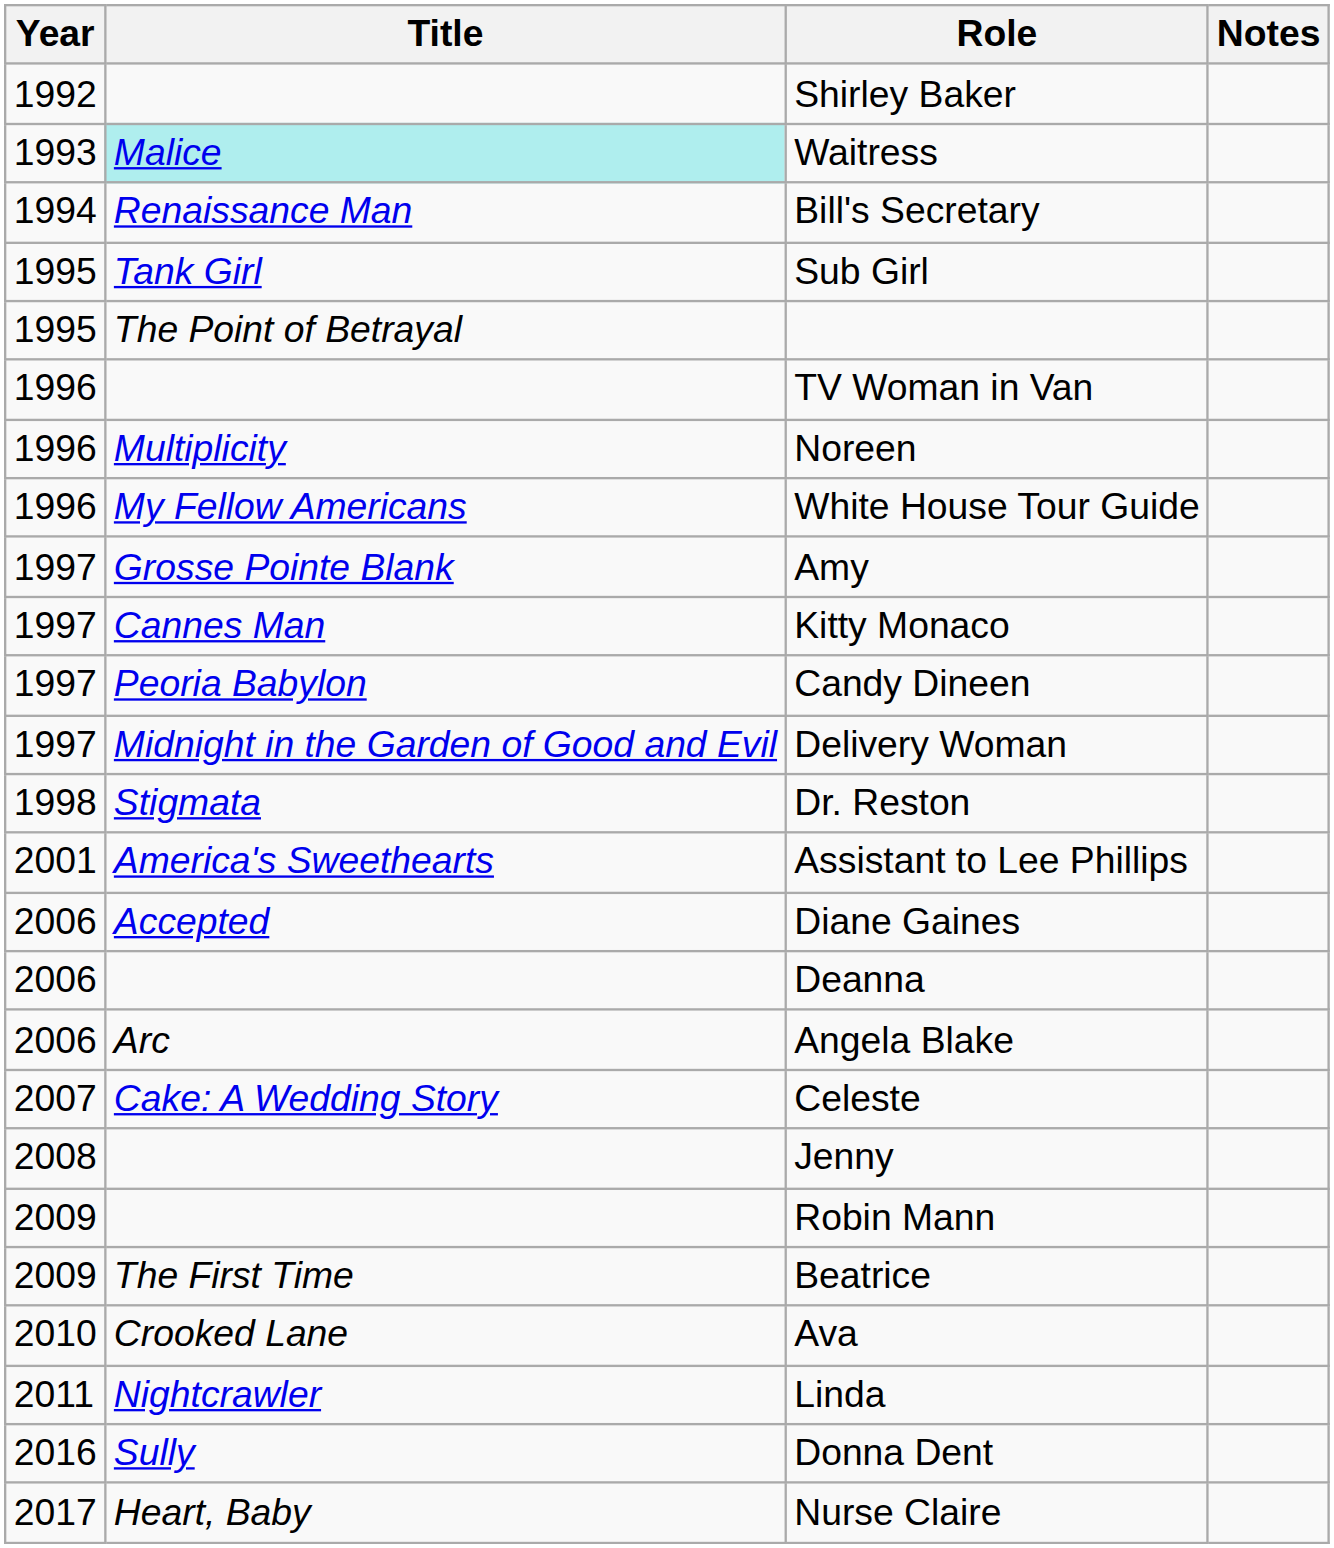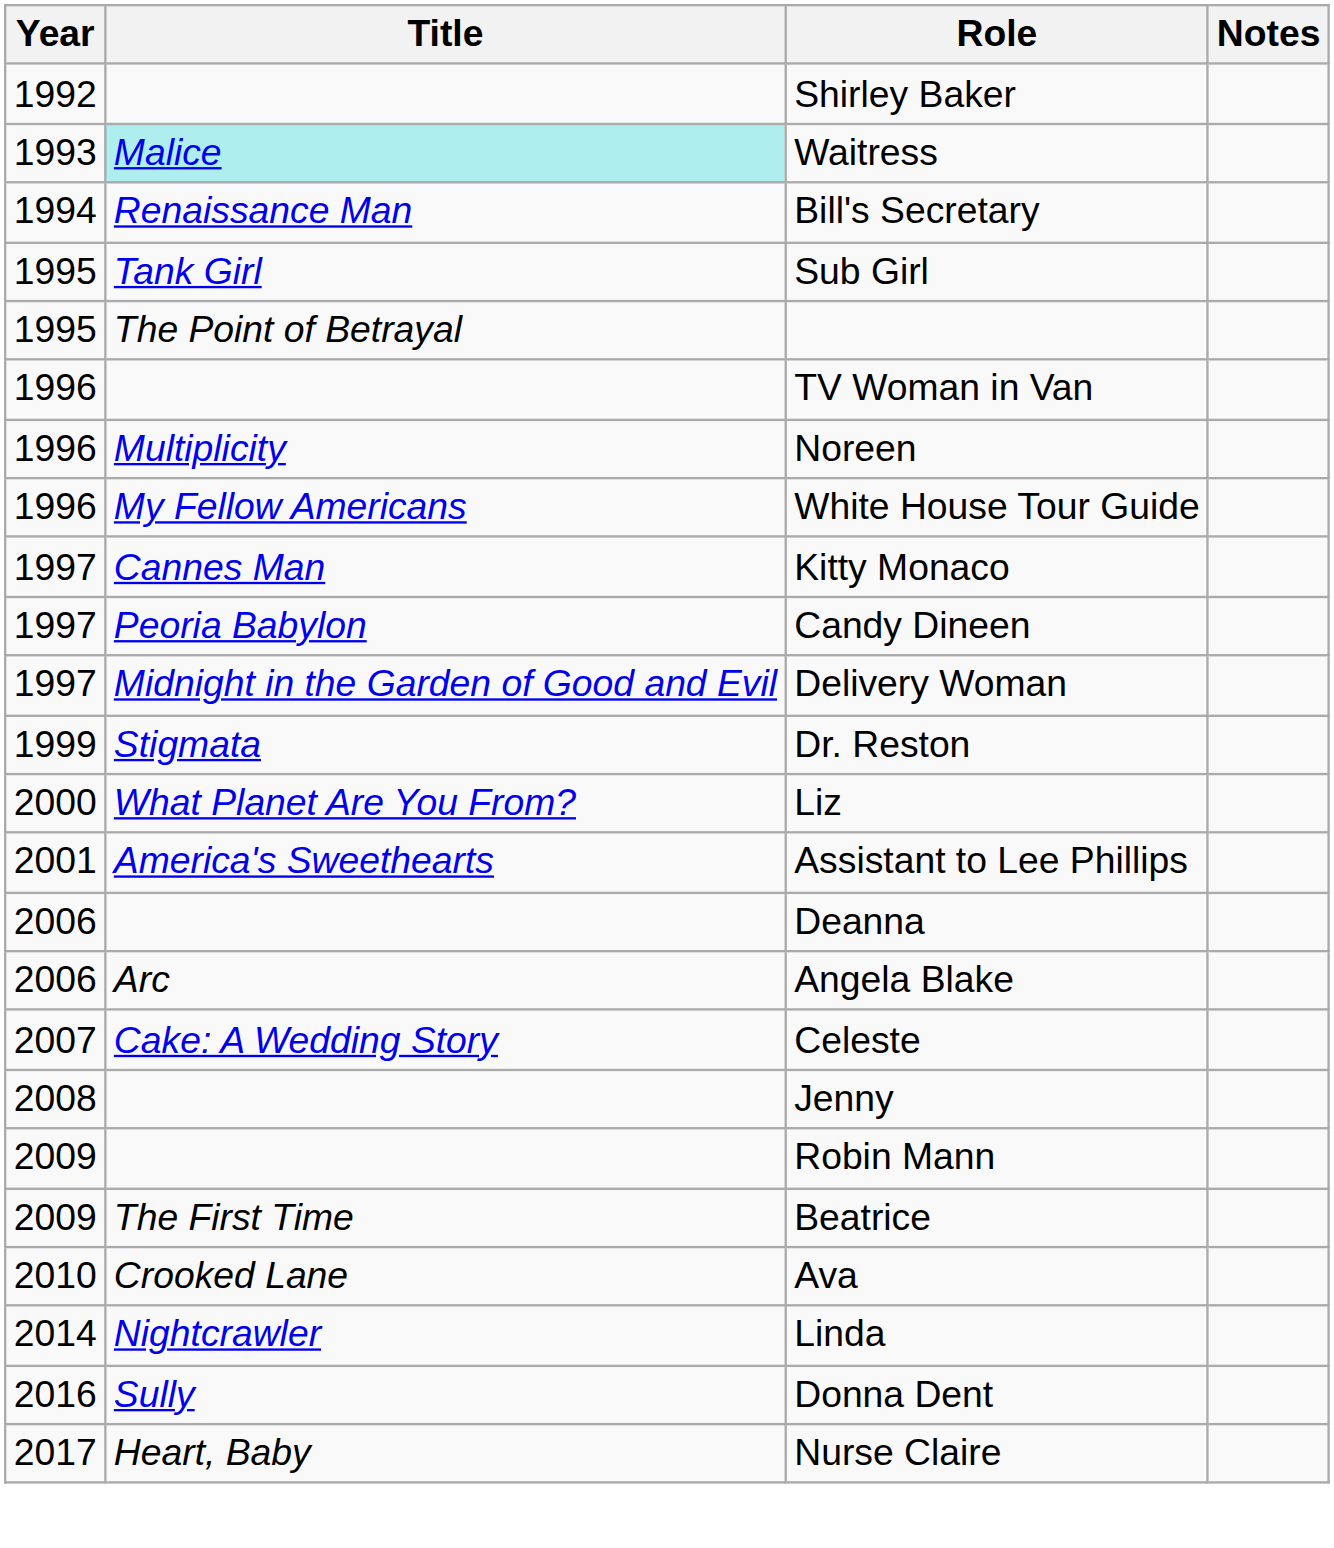- row: (832, 566)
(55, 802) 1998 -> (55, 743) 1999
+ row: (818, 802)
- row: (907, 920)
(54, 1393) 2011 -> (55, 1334) 2014
